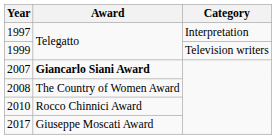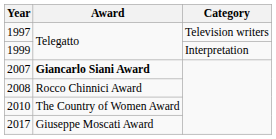(217, 32) Interpretation -> (227, 32) Television writers
(227, 50) Television writers -> (217, 50) Interpretation
(108, 87) The Country of Women Award -> (89, 87) Rocco Chinnici Award
(89, 106) Rocco Chinnici Award -> (108, 106) The Country of Women Award
